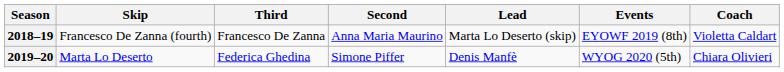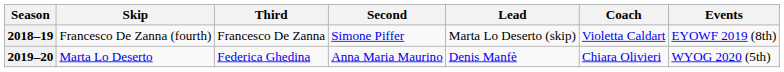columns swapped: (735, 14) <-> (634, 14)
(387, 35) Anna Maria Maurino -> (368, 35) Simone Piffer
(368, 56) Simone Piffer -> (387, 56) Anna Maria Maurino
